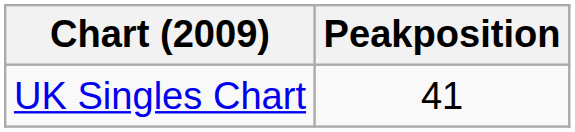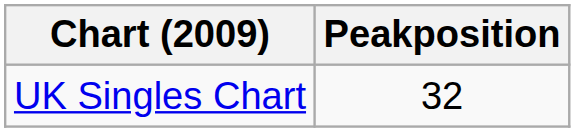(442, 95) 41 -> (442, 95) 32
